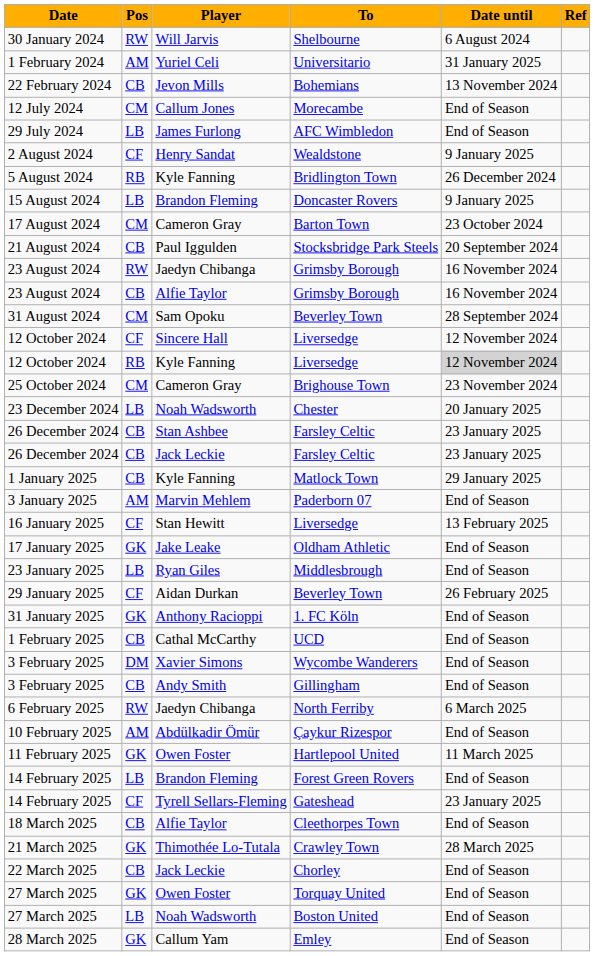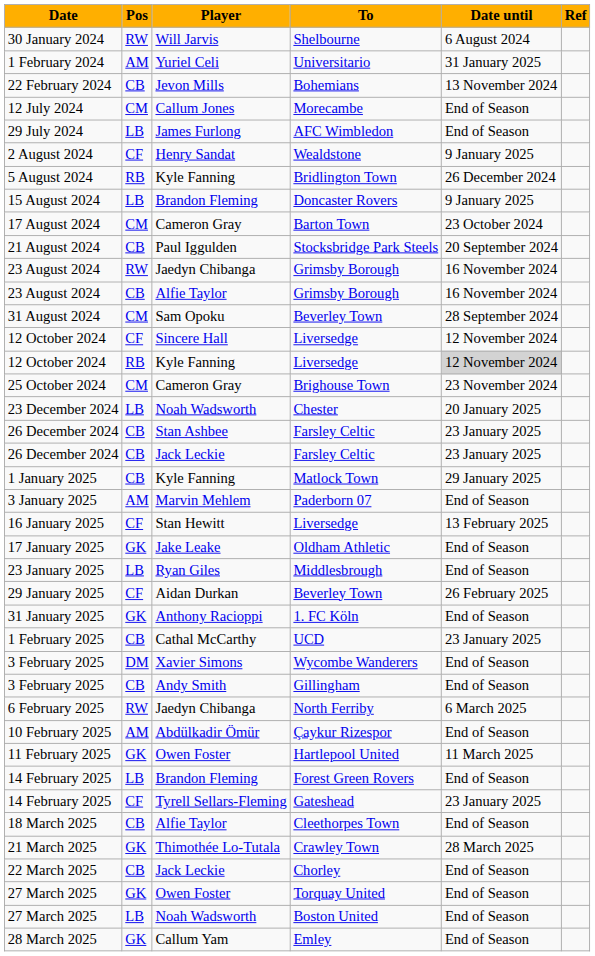(487, 639) End of Season -> (493, 639) 23 January 2025
